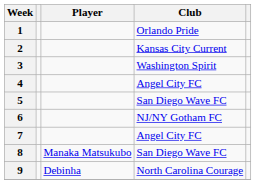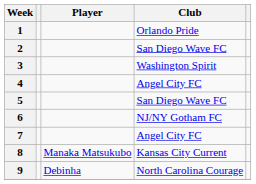(182, 48) Kansas City Current -> (182, 48) San Diego Wave FC
(182, 153) San Diego Wave FC -> (182, 153) Kansas City Current
